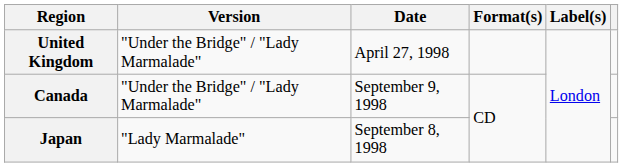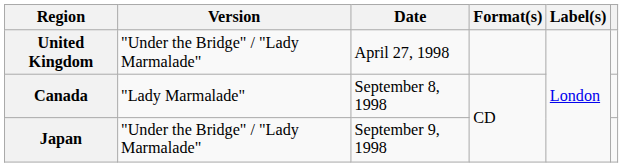(210, 95) "Under the Bridge" / "Lady Marmalade" -> (183, 95) "Lady Marmalade"
(397, 95) September 9, 1998 -> (397, 95) September 8, 1998
(183, 139) "Lady Marmalade" -> (210, 139) "Under the Bridge" / "Lady Marmalade"
(397, 139) September 8, 1998 -> (397, 139) September 9, 1998
